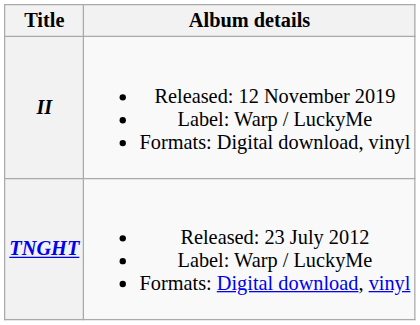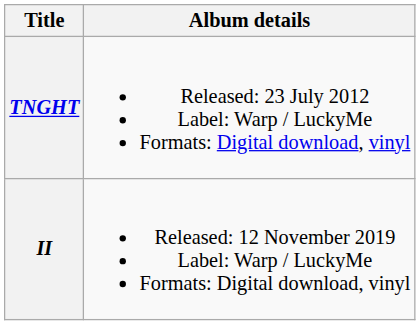rows swapped: (44, 248) <-> (44, 107)
